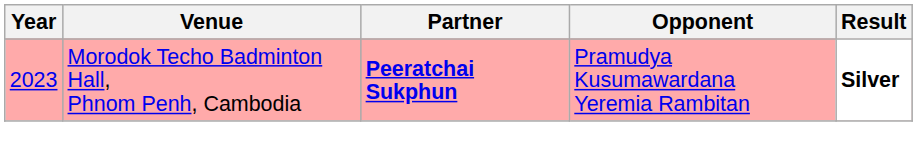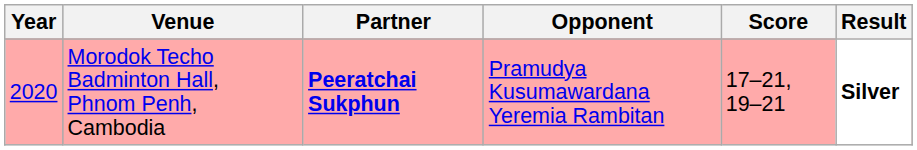+ column: (778, 22)
(34, 80) 2023 -> (34, 92) 2020
